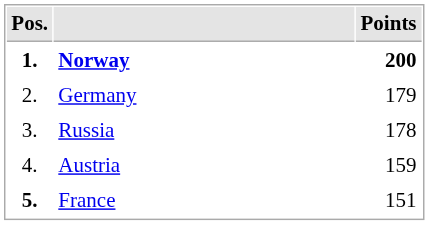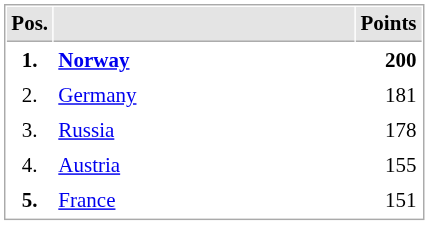(401, 95) 179 -> (401, 95) 181
(401, 165) 159 -> (401, 165) 155
